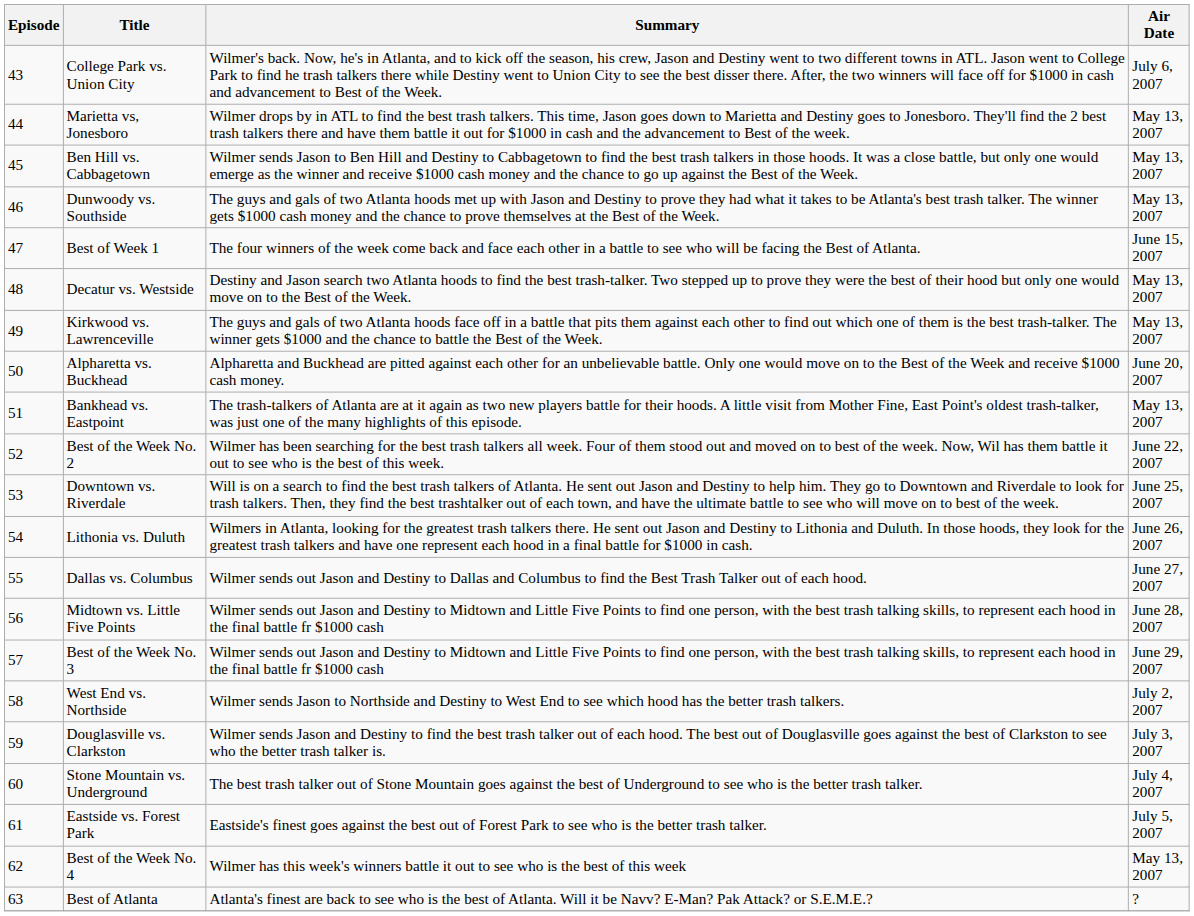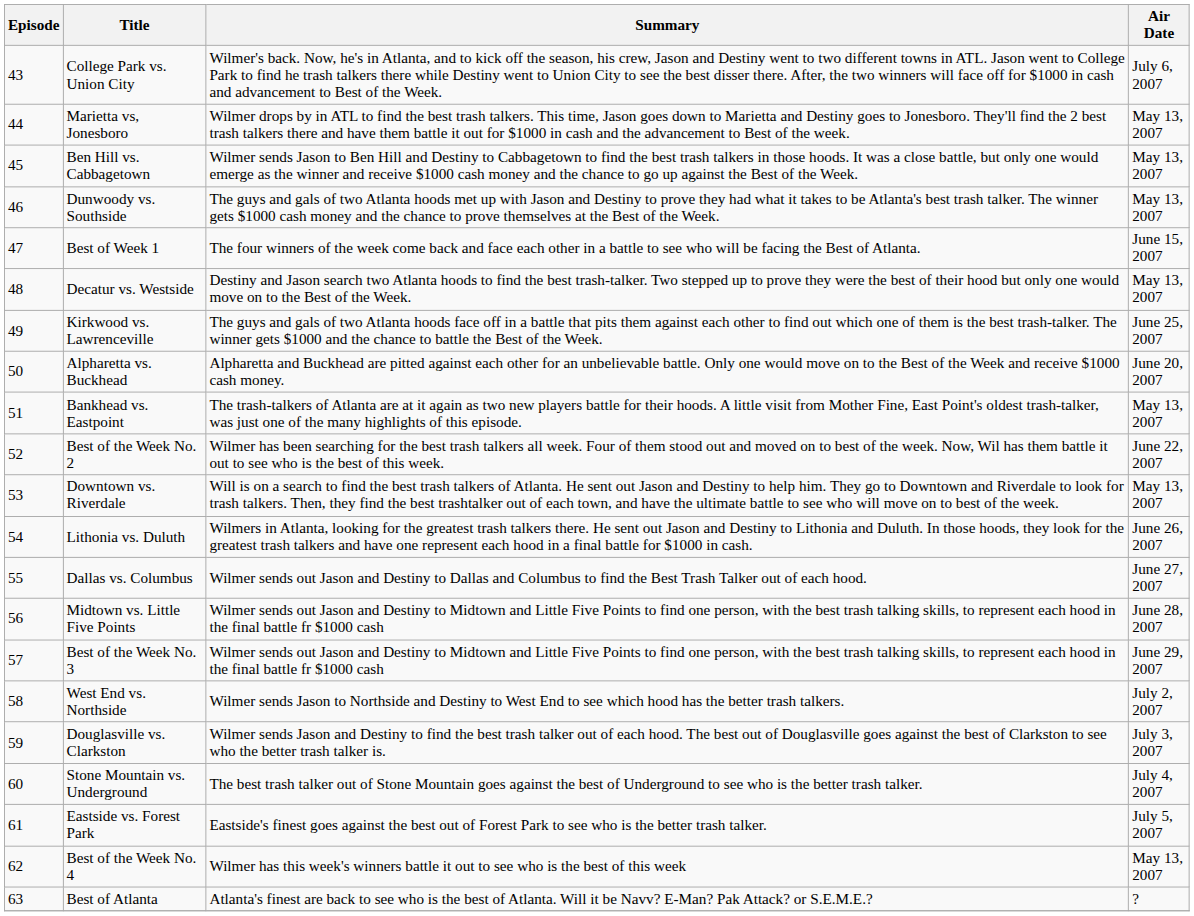(1158, 330) May 13, 2007 -> (1158, 330) June 25, 2007
(1158, 495) June 25, 2007 -> (1158, 495) May 13, 2007
